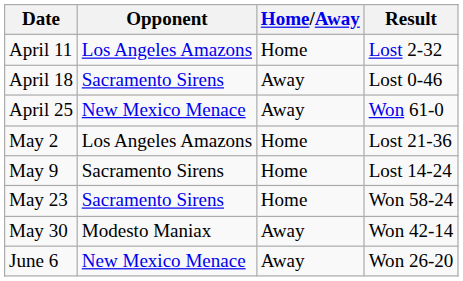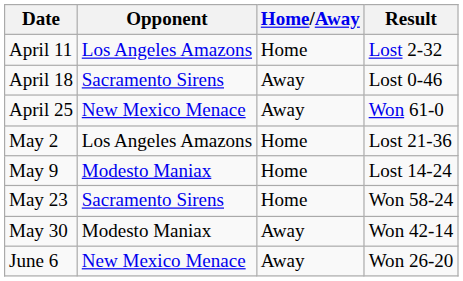(153, 170) Sacramento Sirens -> (147, 170) Modesto Maniax
